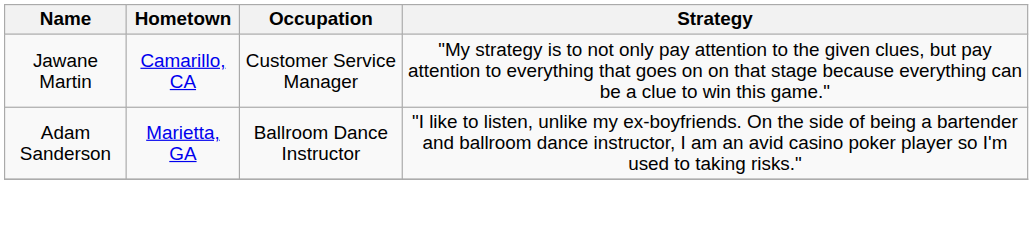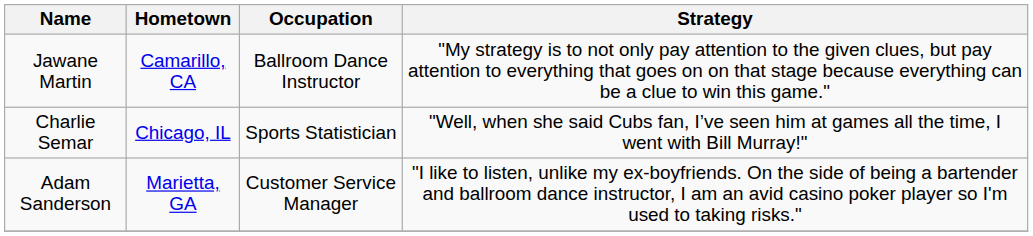(321, 70) Customer Service Manager -> (321, 70) Ballroom Dance Instructor
+ row: (65, 132)
(321, 143) Ballroom Dance Instructor -> (321, 194) Customer Service Manager
